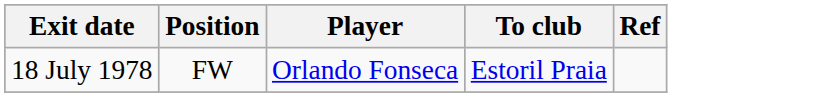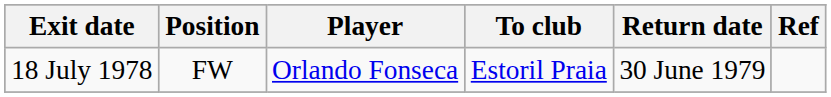+ column: (692, 26)
